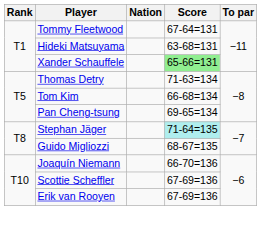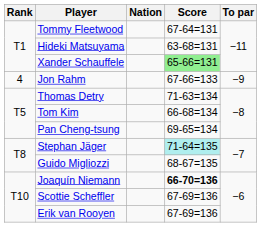+ row: (62, 79)
(192, 163) normal -> (192, 180) bold
